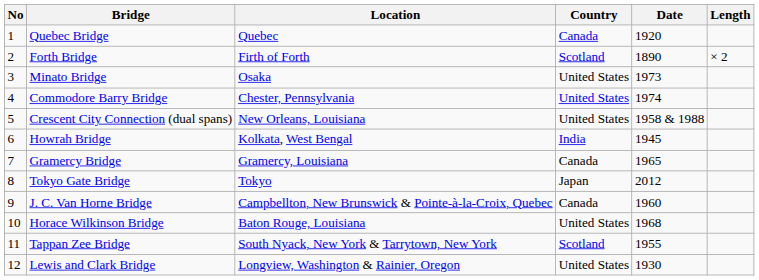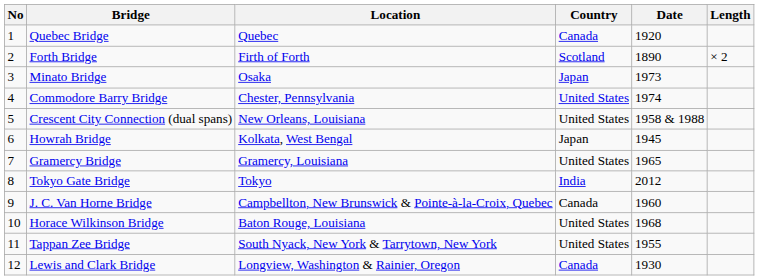(594, 77) United States -> (574, 77) Japan
(572, 139) India -> (574, 139) Japan
(578, 160) Canada -> (594, 160) United States
(574, 181) Japan -> (572, 181) India
(582, 243) Scotland -> (594, 243) United States
(594, 264) United States -> (578, 264) Canada
